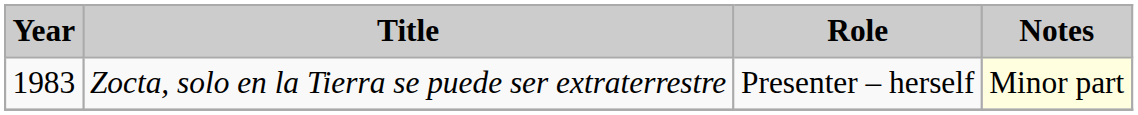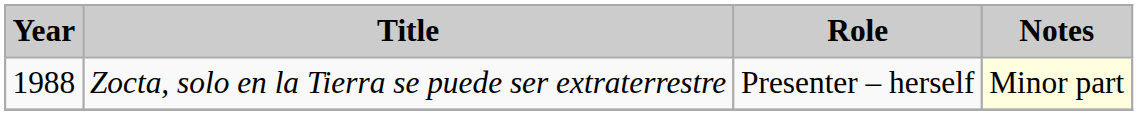(44, 82) 1983 -> (44, 82) 1988
